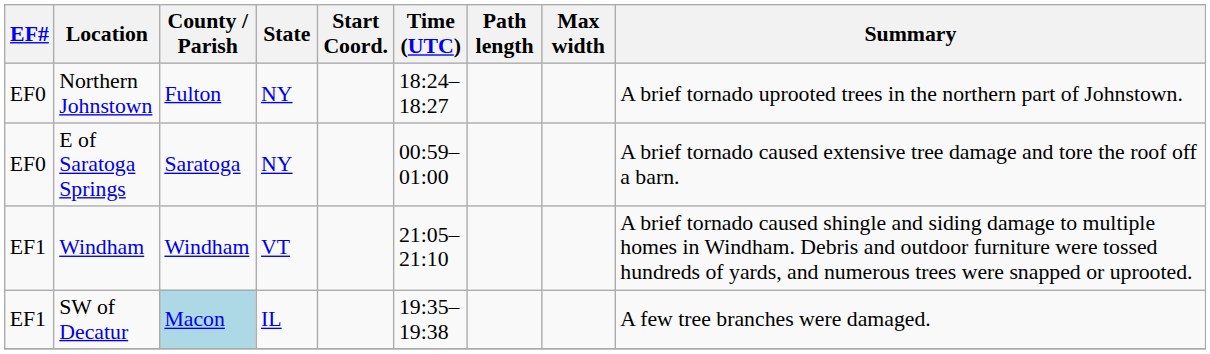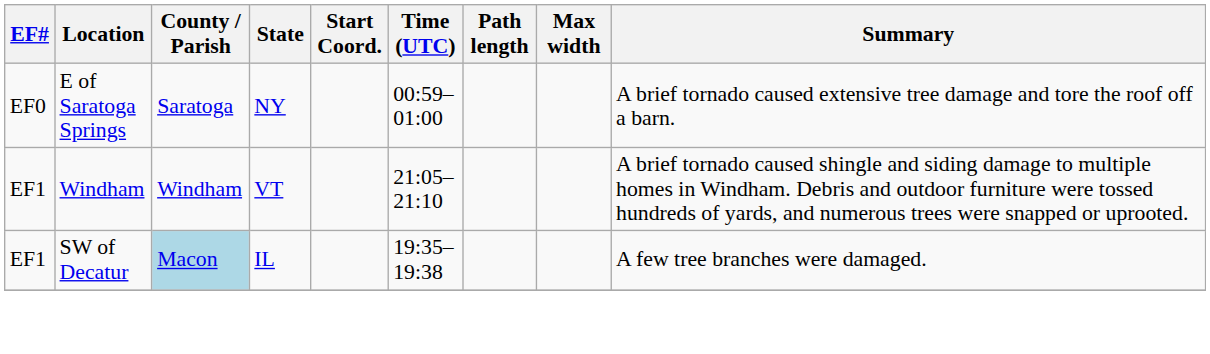- row: (106, 92)
